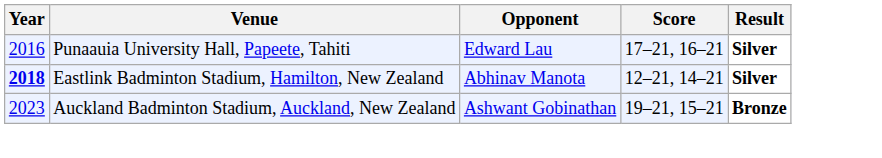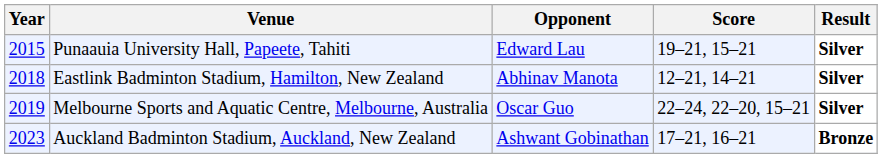(27, 49) 2016 -> (27, 49) 2015
(674, 49) 17–21, 16–21 -> (707, 49) 19–21, 15–21
(27, 79) bold -> (27, 79) normal
+ row: (271, 108)
(674, 108) 19–21, 15–21 -> (707, 138) 17–21, 16–21
